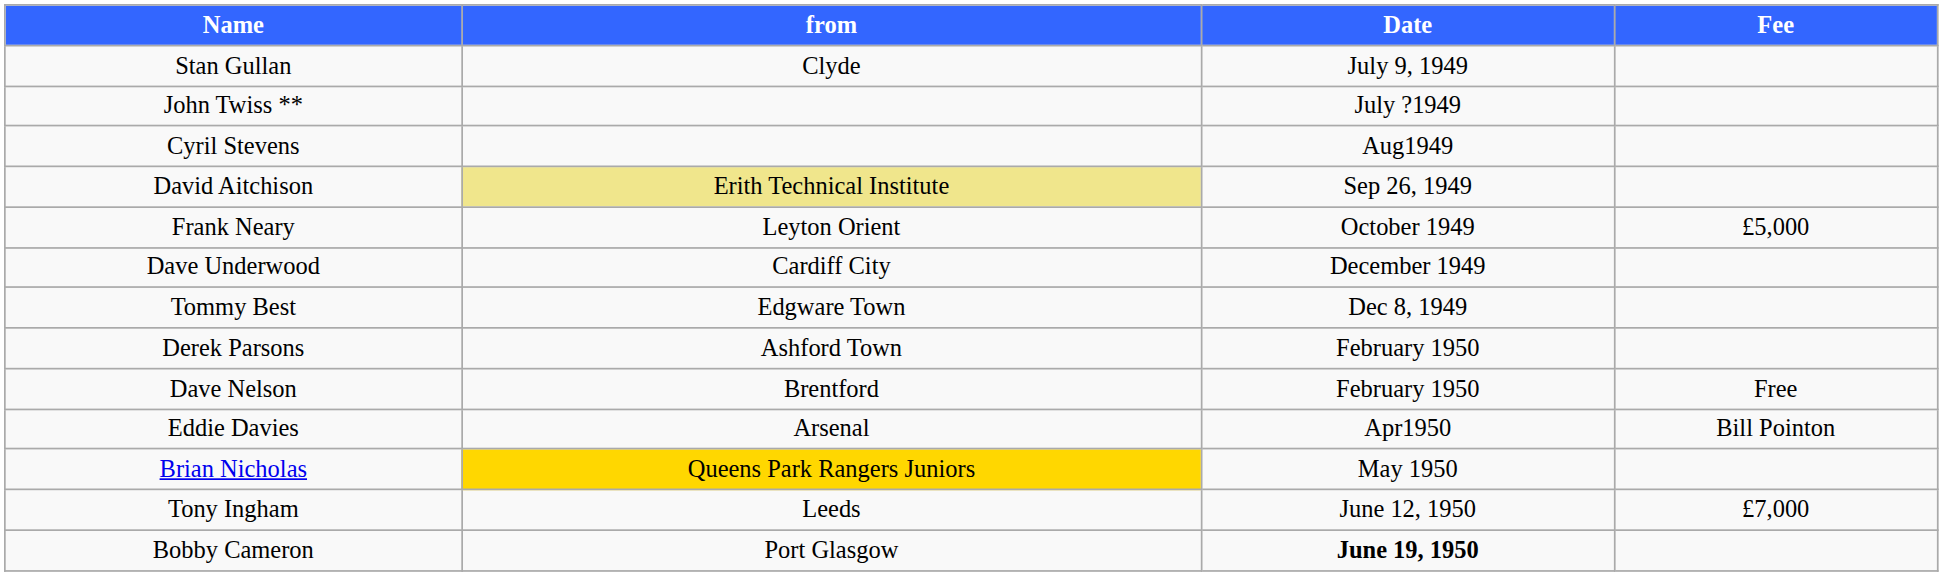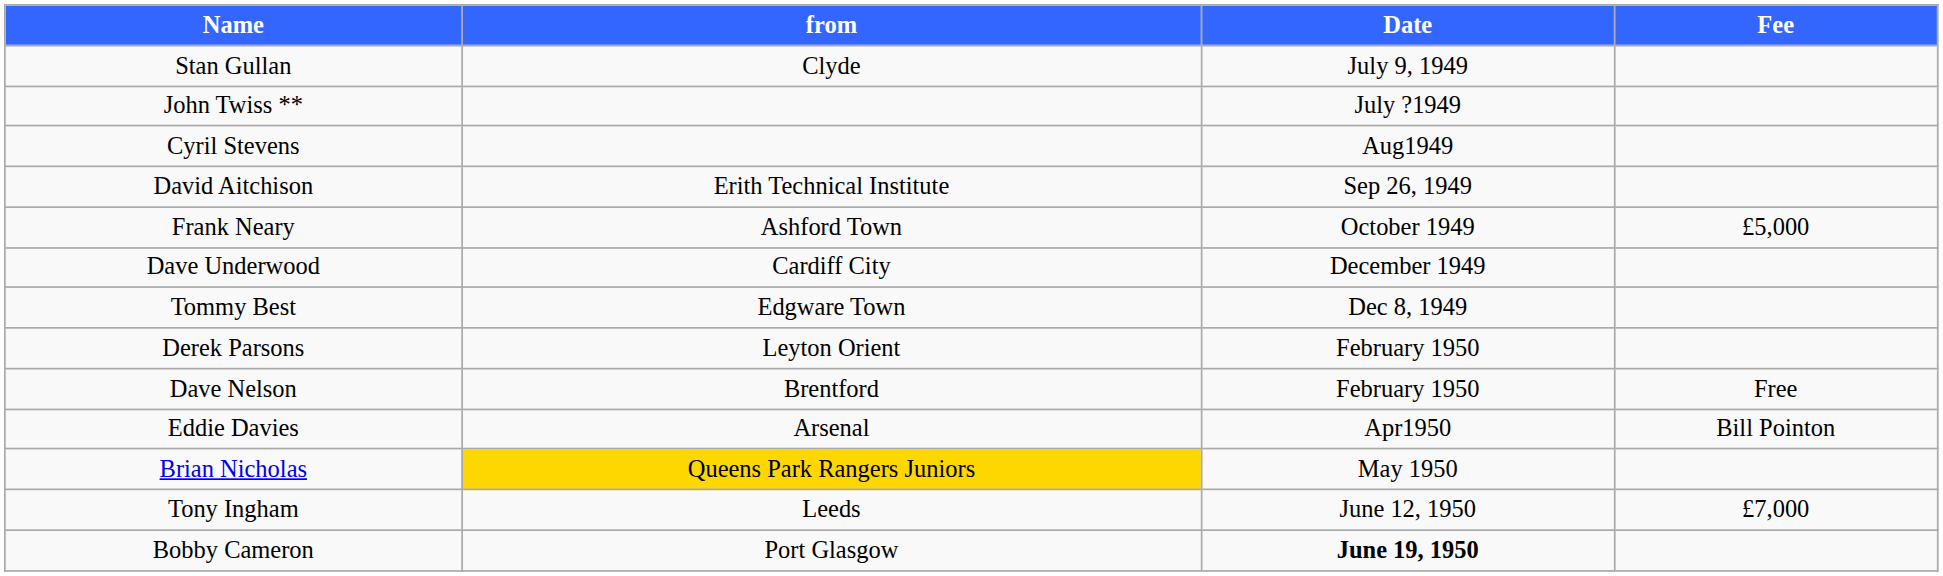(831, 186) khaki background -> (831, 186) no background
(831, 226) Leyton Orient -> (831, 226) Ashford Town
(831, 348) Ashford Town -> (831, 348) Leyton Orient
